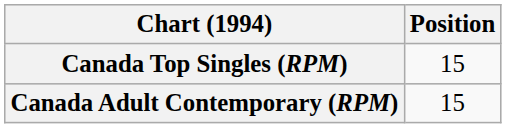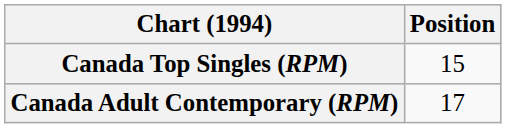(453, 102) 15 -> (453, 102) 17
